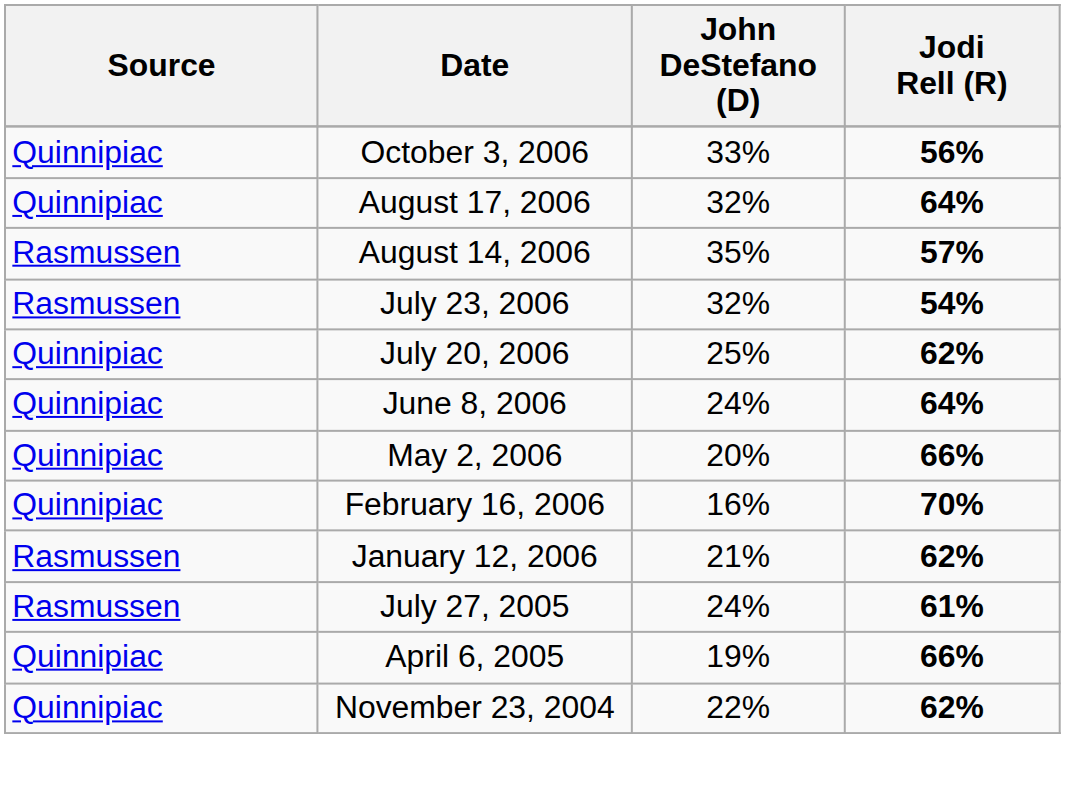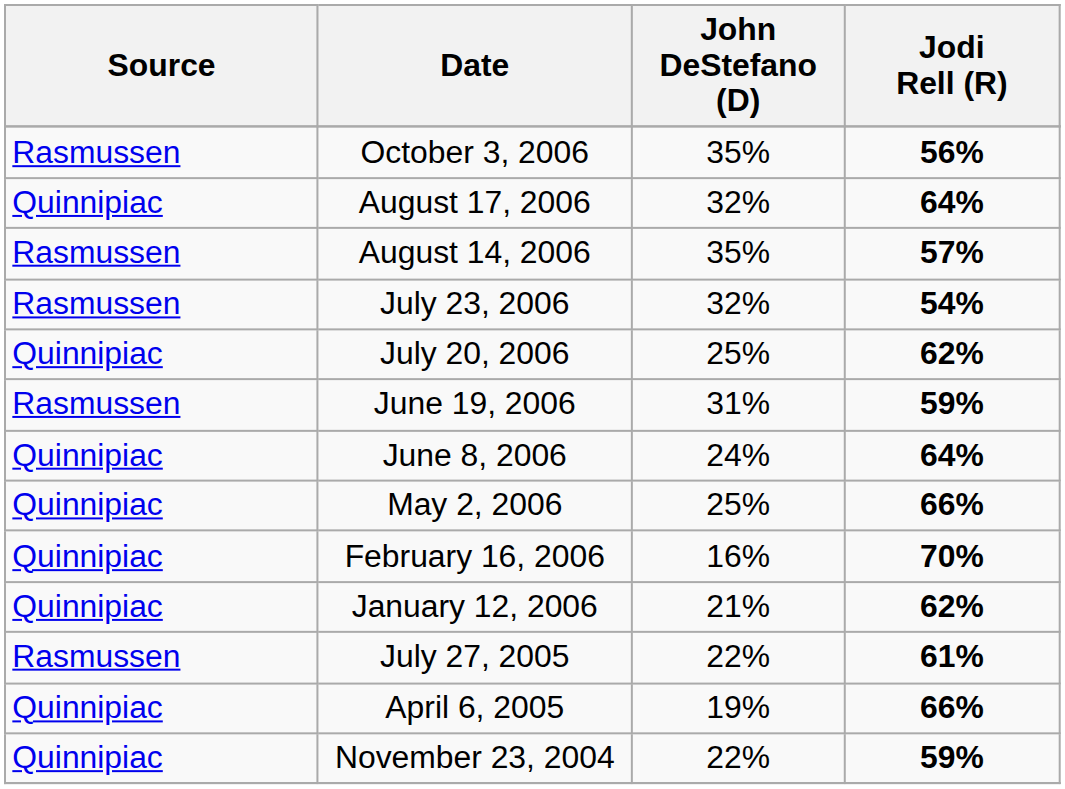(88, 151) Quinnipiac -> (96, 151) Rasmussen
(738, 151) 33% -> (738, 151) 35%
+ row: (475, 404)
(738, 454) 20% -> (738, 505) 25%
(96, 555) Rasmussen -> (88, 606) Quinnipiac
(738, 606) 24% -> (738, 656) 22%
(952, 707) 62% -> (952, 757) 59%
